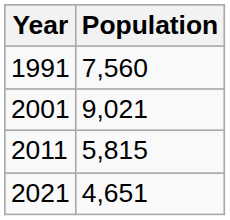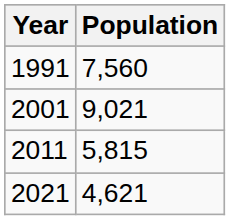(115, 192) 4,651 -> (115, 192) 4,621
